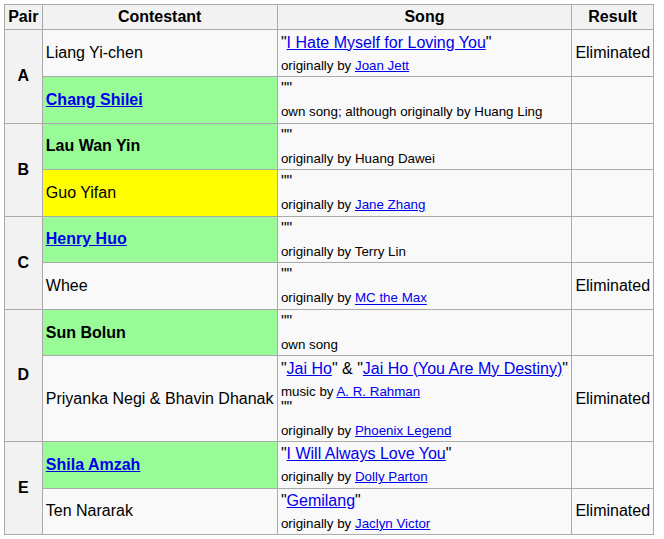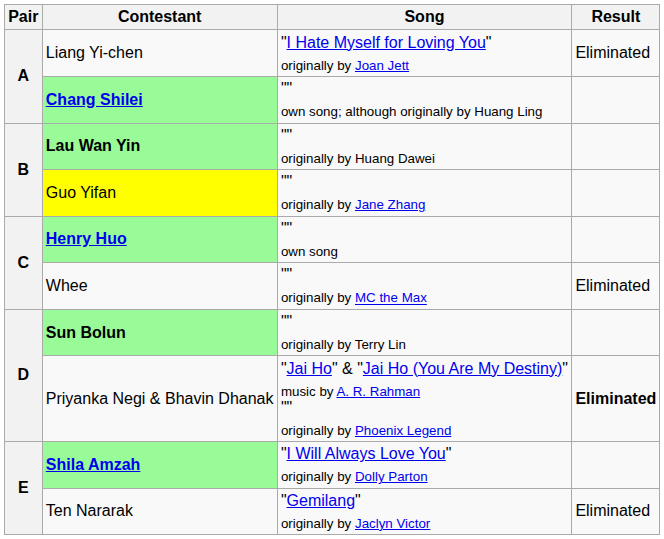(343, 239) "" originally by Terry Lin -> (309, 239) "" own song
(309, 333) "" own song -> (343, 333) "" originally by Terry Lin
(613, 398) normal -> (616, 398) bold
